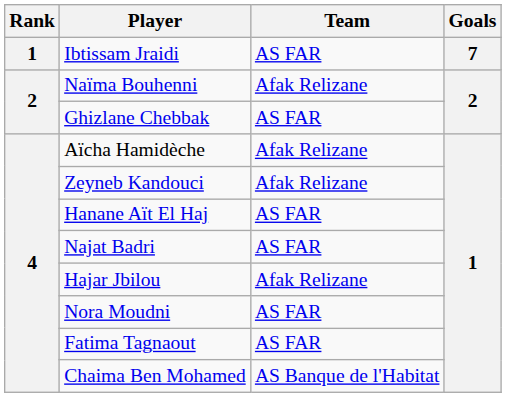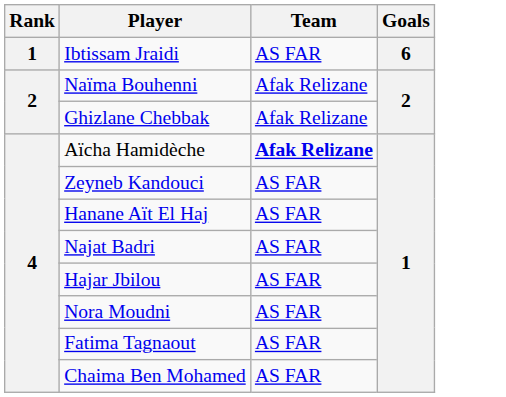(473, 53) 7 -> (406, 53) 6
(288, 117) AS FAR -> (311, 117) Afak Relizane
(311, 150) normal -> (314, 150) bold
(311, 182) Afak Relizane -> (288, 182) AS FAR
(311, 279) Afak Relizane -> (288, 279) AS FAR
(347, 376) AS Banque de l'Habitat -> (288, 376) AS FAR
